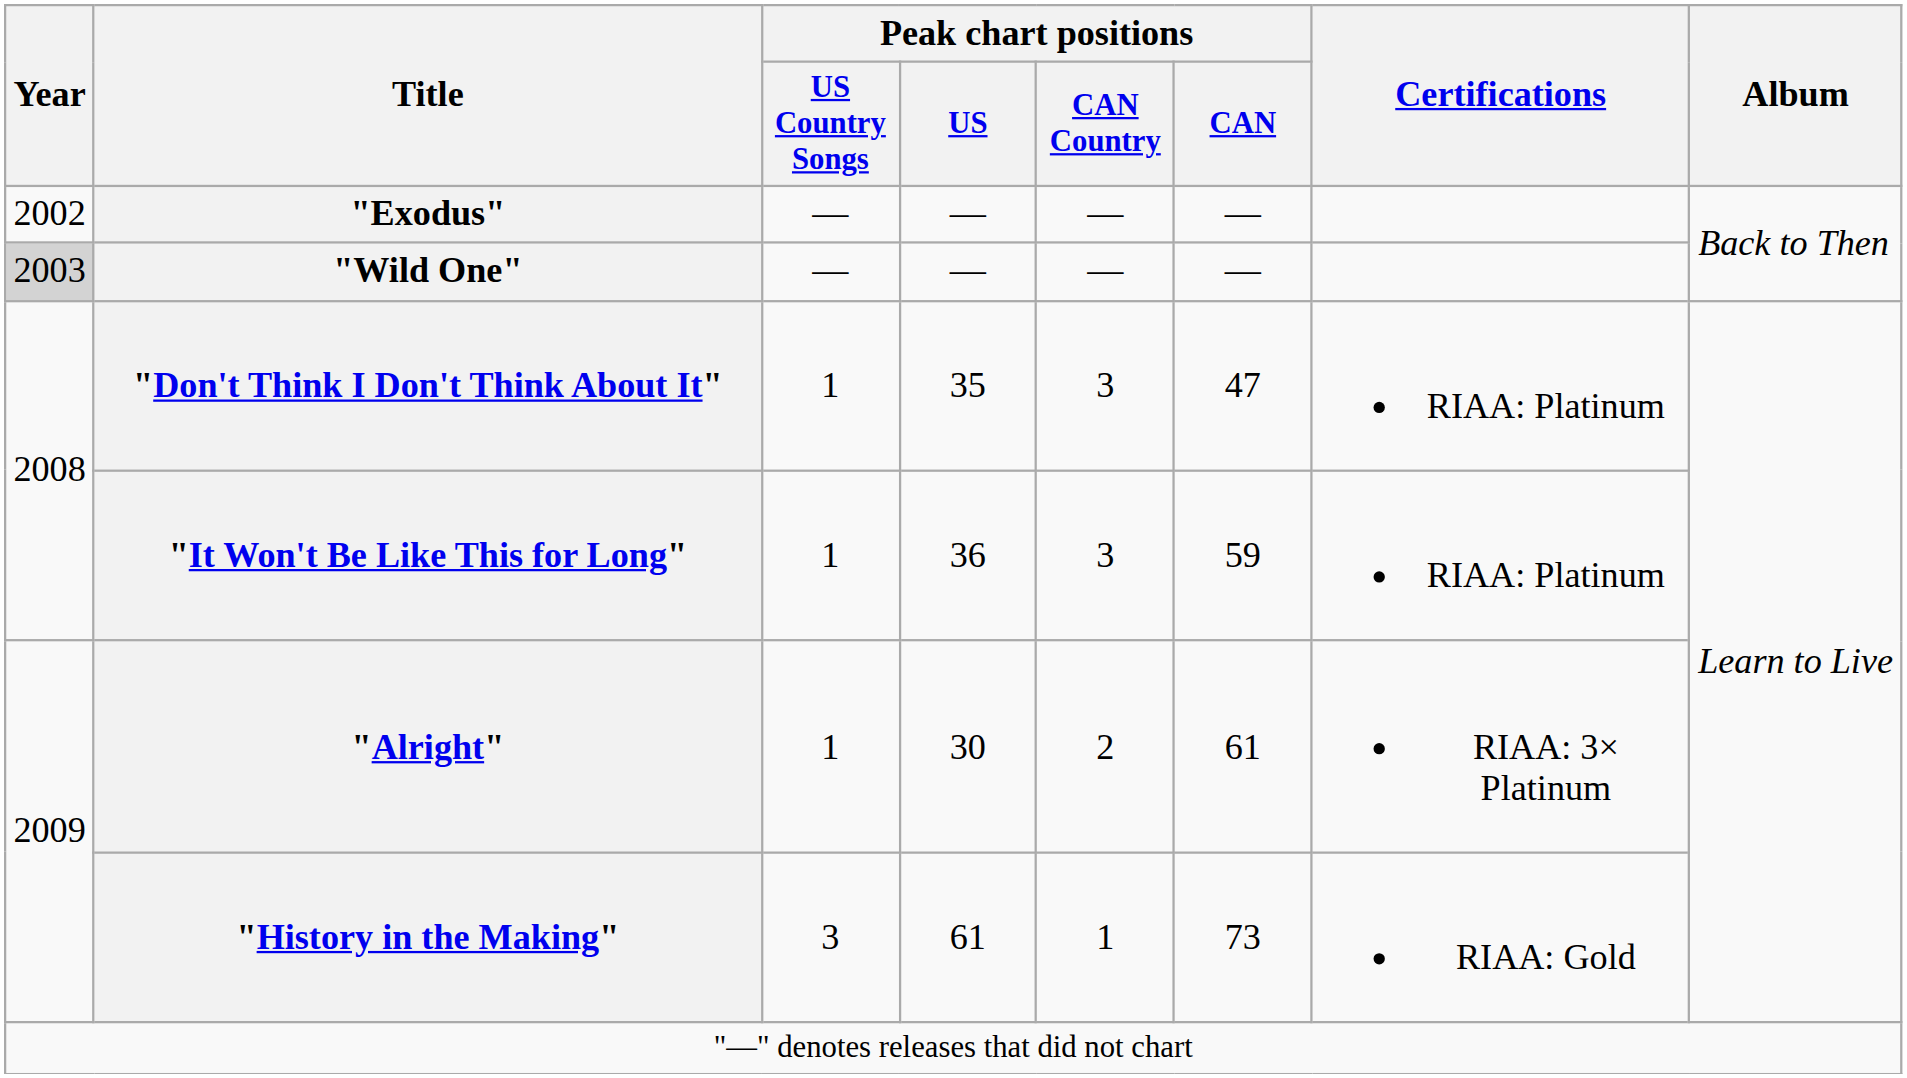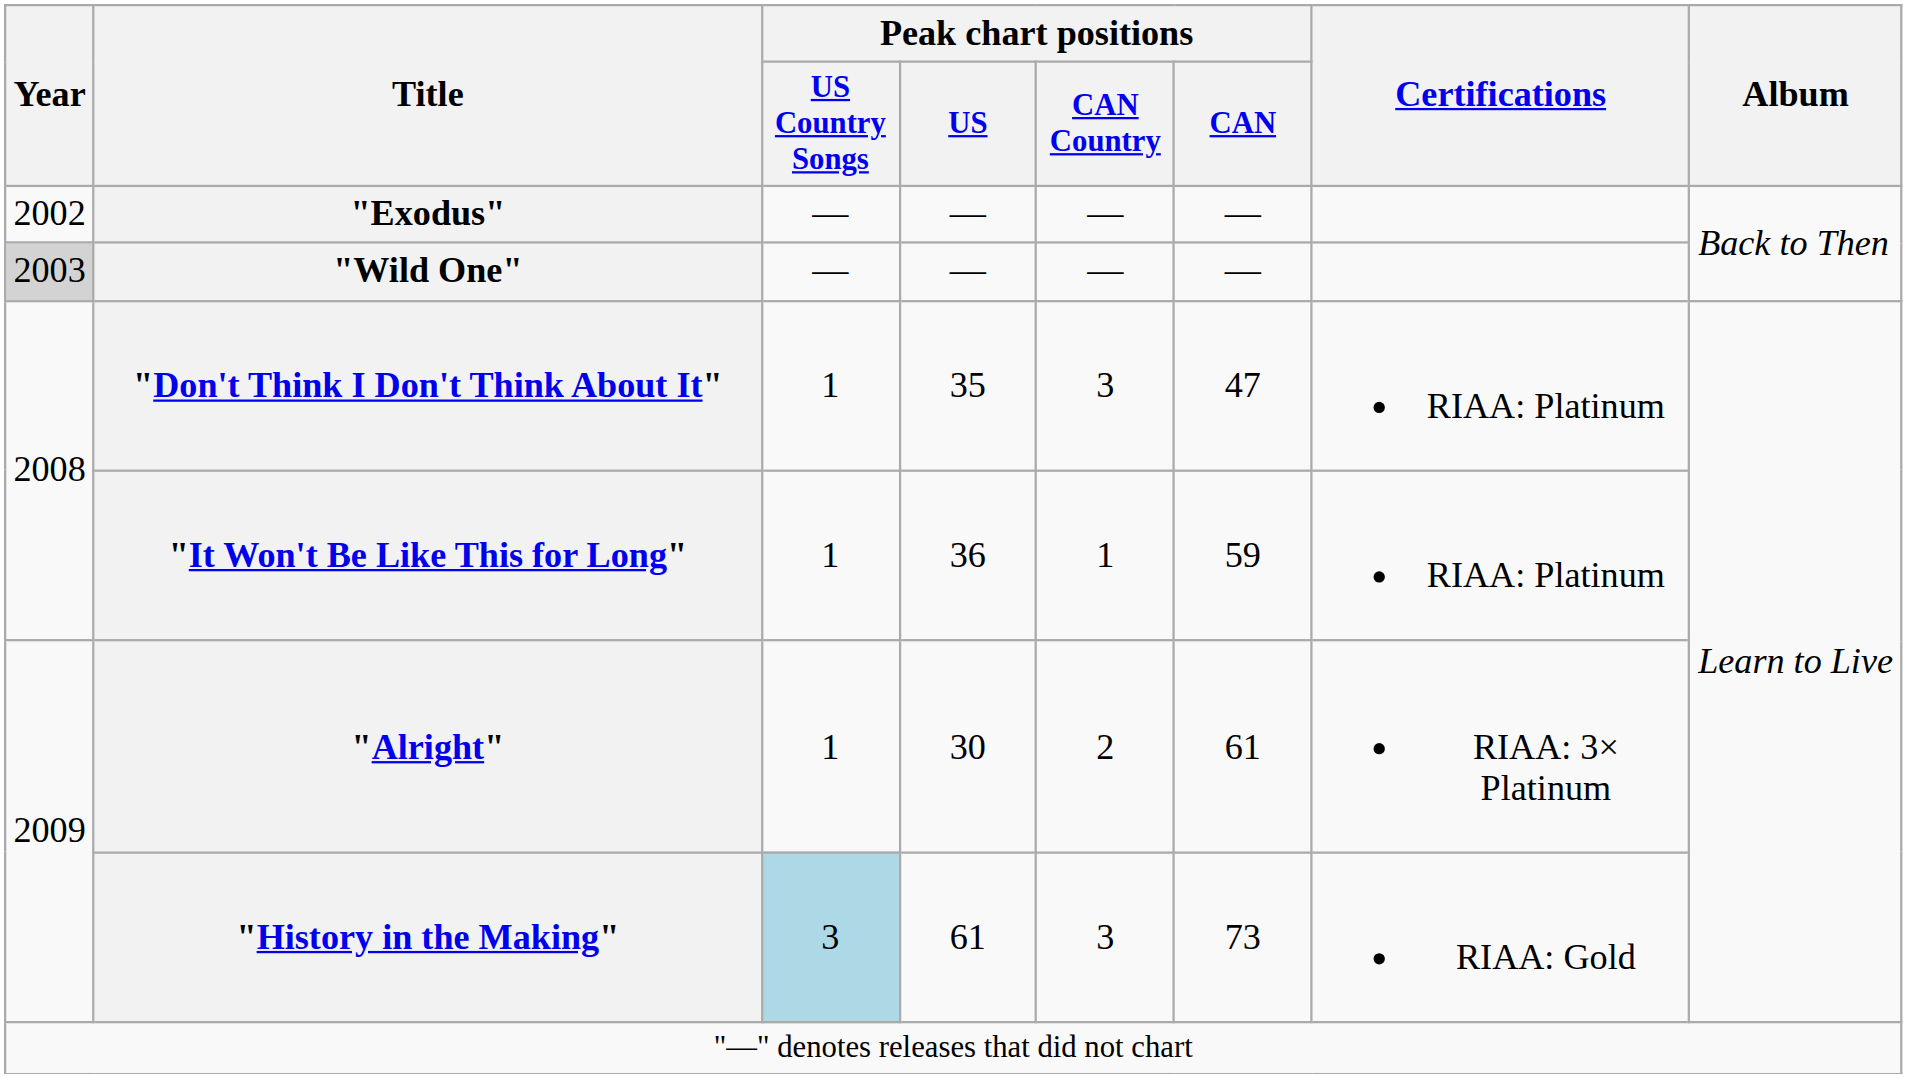(1105, 555) 3 -> (1105, 555) 1
(830, 936) no background -> (830, 936) lightblue background
(1105, 936) 1 -> (1105, 936) 3
